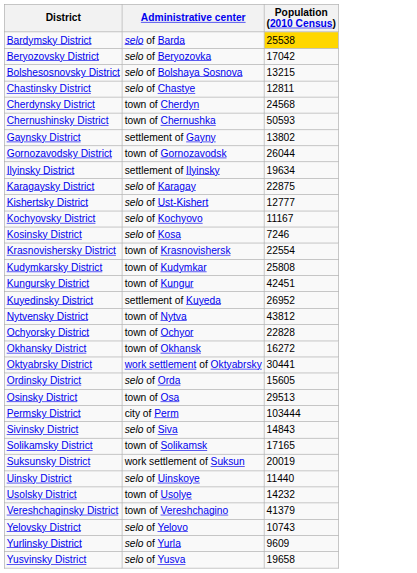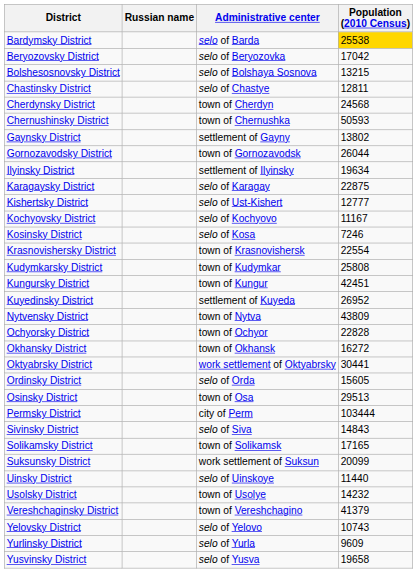+ column: (159, 18)
(281, 316) 43812 -> (355, 316) 43809
(281, 462) 20019 -> (355, 462) 20099
